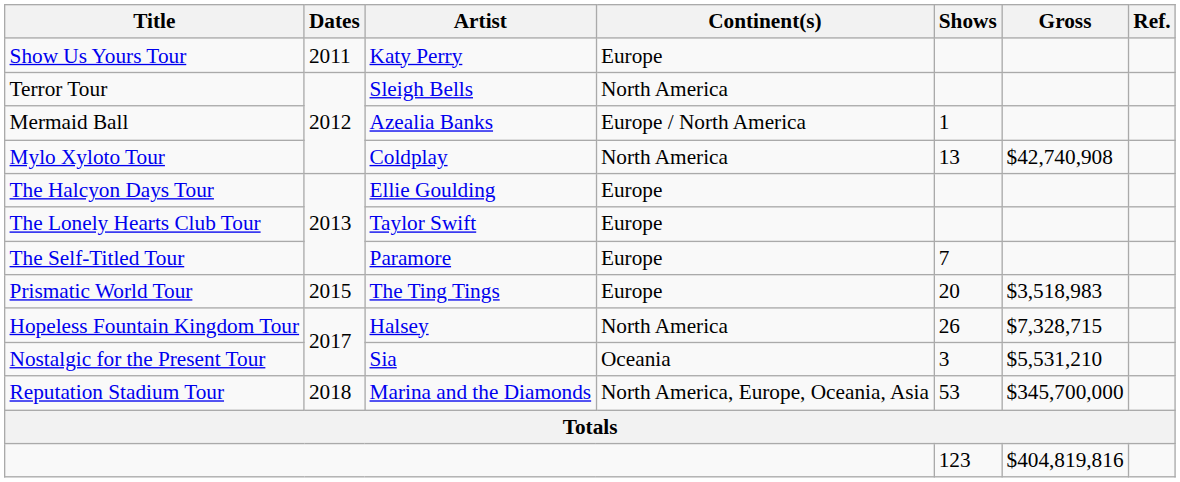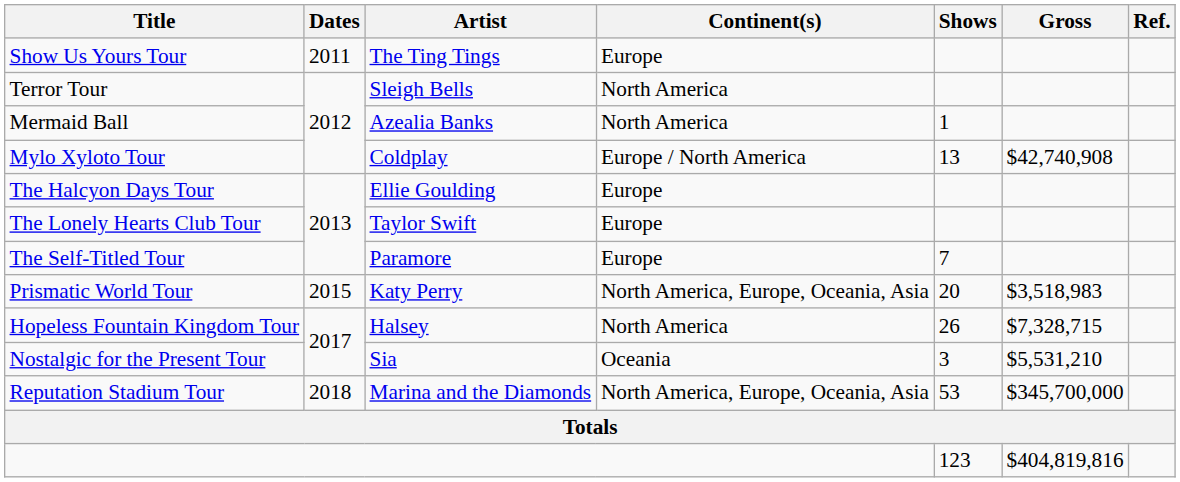(416, 55) Katy Perry -> (435, 55) The Ting Tings
(703, 122) Europe / North America -> (664, 122) North America
(664, 156) North America -> (703, 156) Europe / North America
(435, 291) The Ting Tings -> (416, 291) Katy Perry
(632, 291) Europe -> (765, 291) North America, Europe, Oceania, Asia
